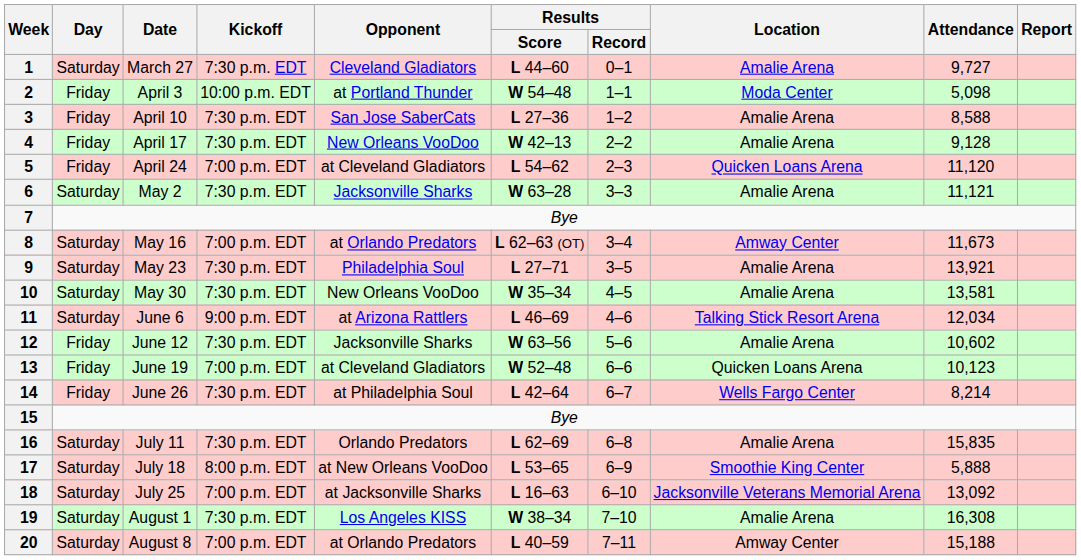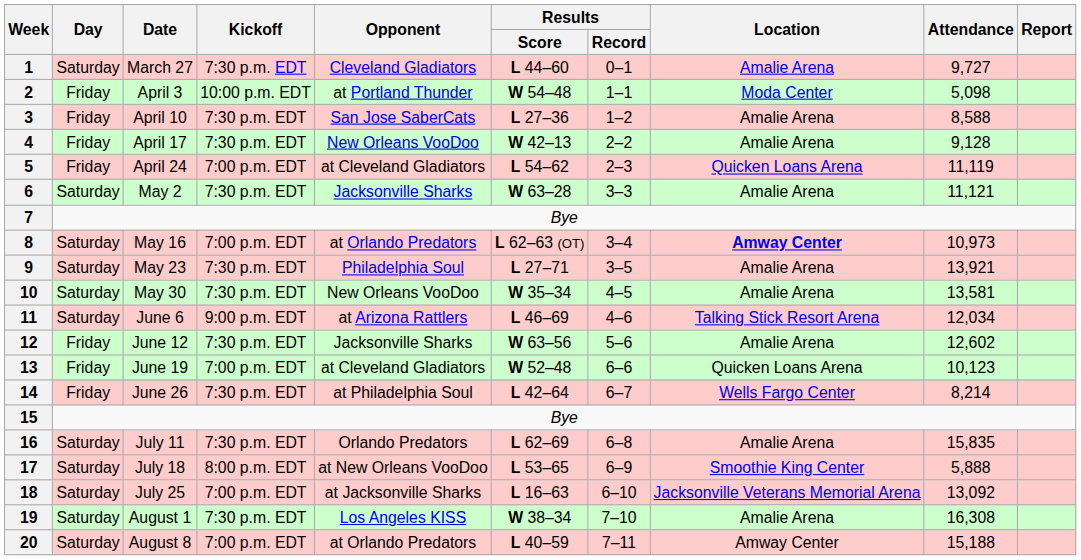(971, 167) 11,120 -> (971, 167) 11,119
(787, 242) normal -> (787, 242) bold
(971, 242) 11,673 -> (971, 242) 10,973
(971, 343) 10,602 -> (971, 343) 12,602
